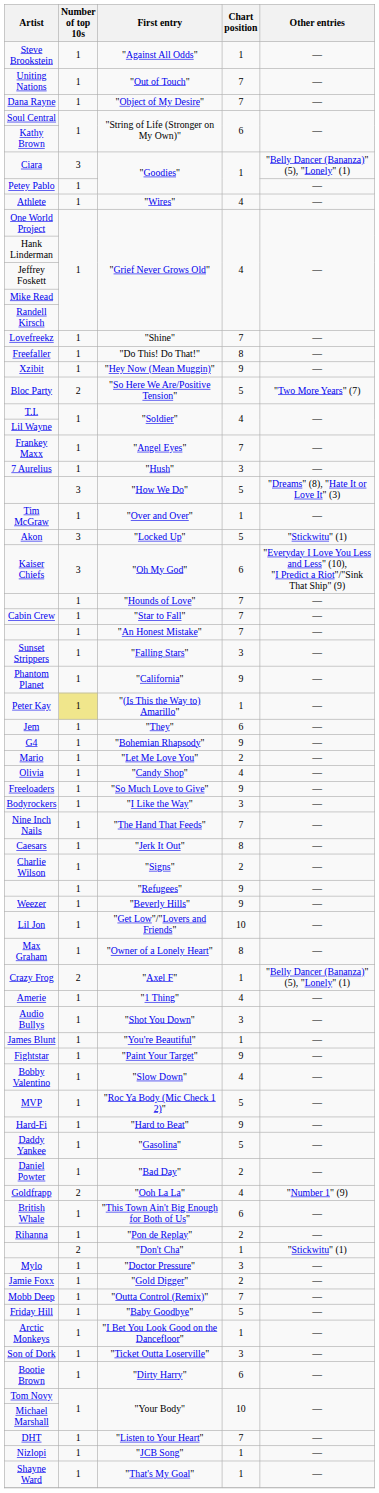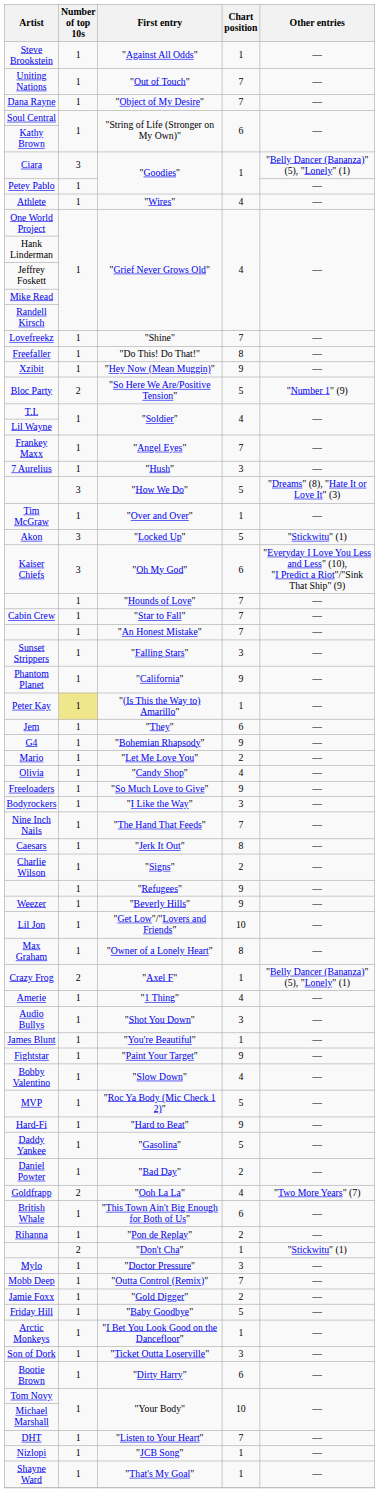(317, 390) "Two More Years" (7) -> (317, 390) "Number 1" (9)
(317, 1192) "Number 1" (9) -> (317, 1192) "Two More Years" (7)
rows swapped: (31, 1296) <-> (31, 1281)
